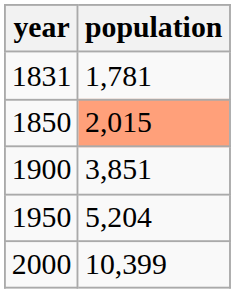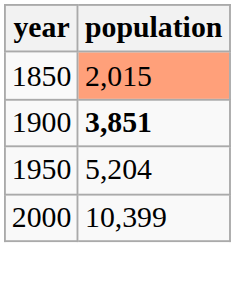- row: (42, 75)
(119, 169) normal -> (119, 122) bold
